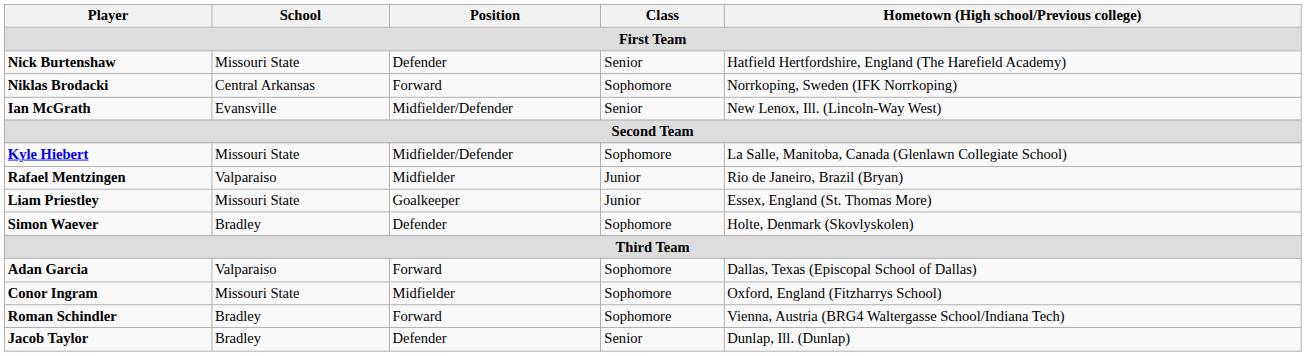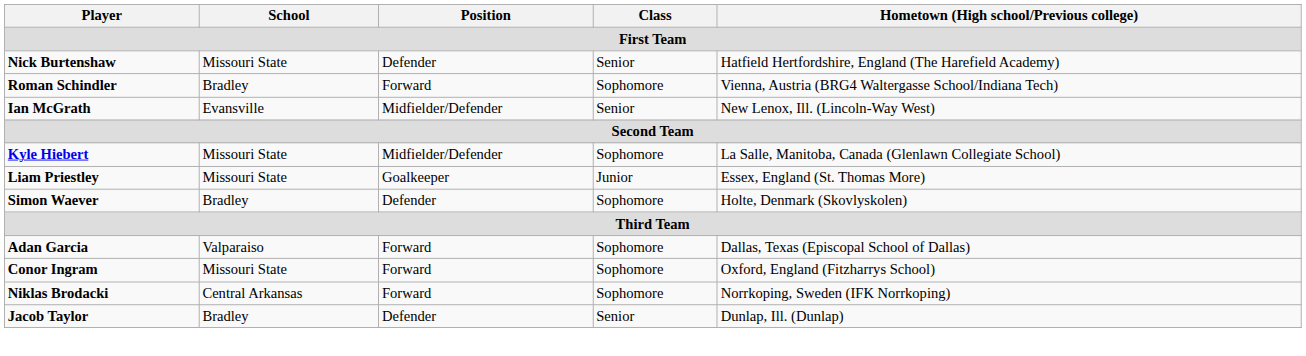rows swapped: (58, 85) <-> (62, 316)
- row: (67, 177)
(424, 293) Midfielder -> (407, 270) Forward
